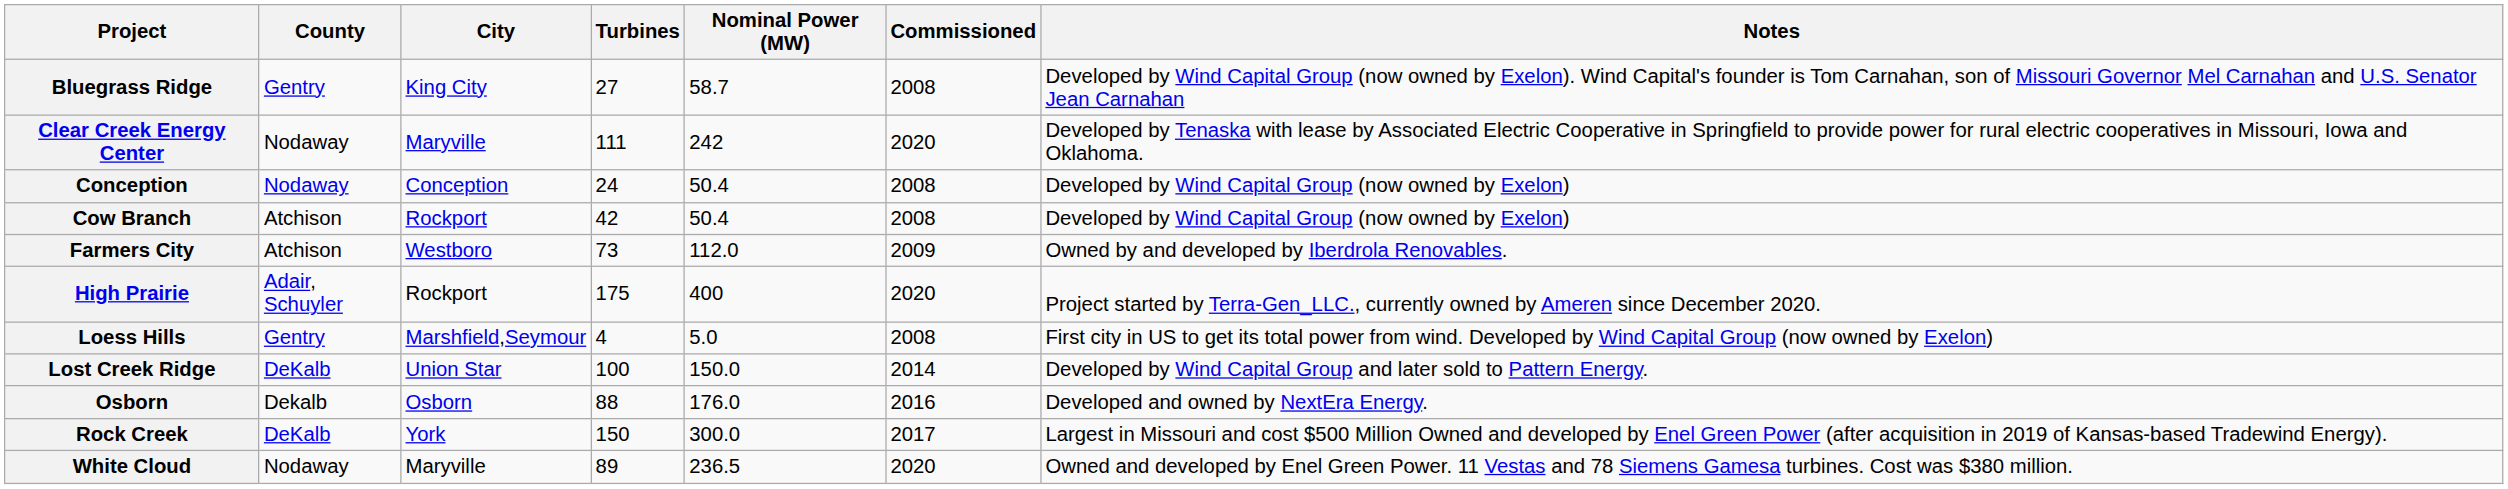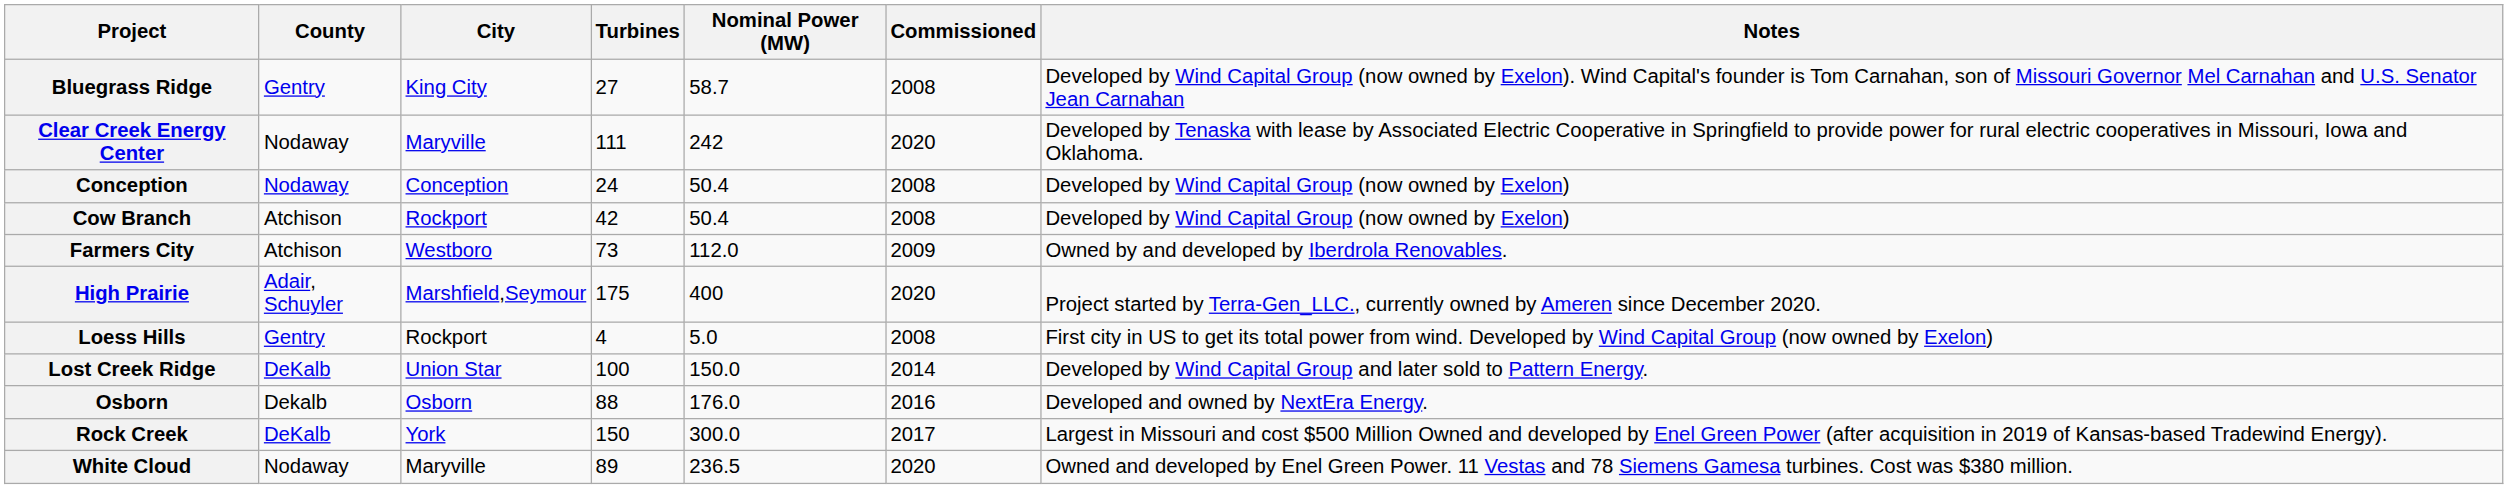(446, 293) Rockport -> (496, 293) Marshfield,Seymour
(496, 337) Marshfield,Seymour -> (446, 337) Rockport
